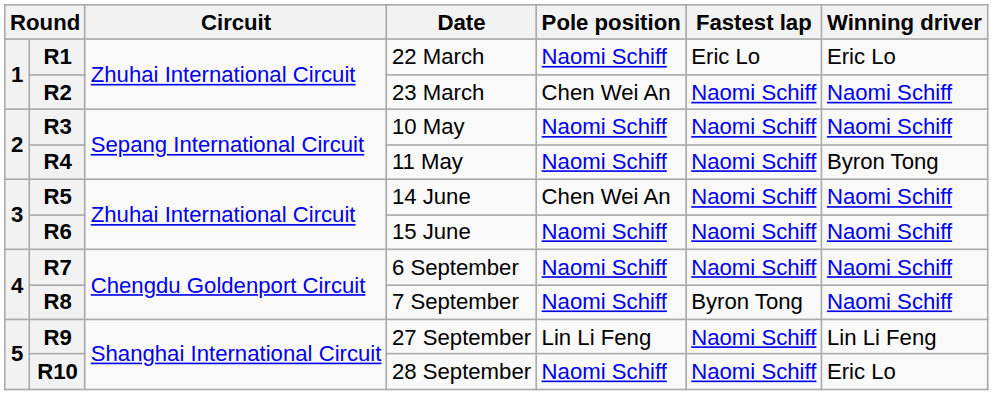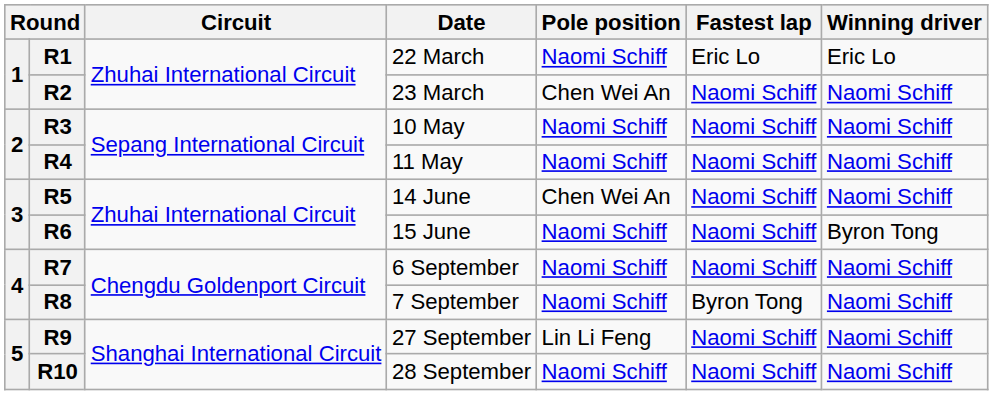(883, 162) Byron Tong -> (890, 162) Naomi Schiff
(890, 232) Naomi Schiff -> (883, 232) Byron Tong
(882, 336) Lin Li Feng -> (890, 336) Naomi Schiff
(861, 371) Eric Lo -> (890, 371) Naomi Schiff
